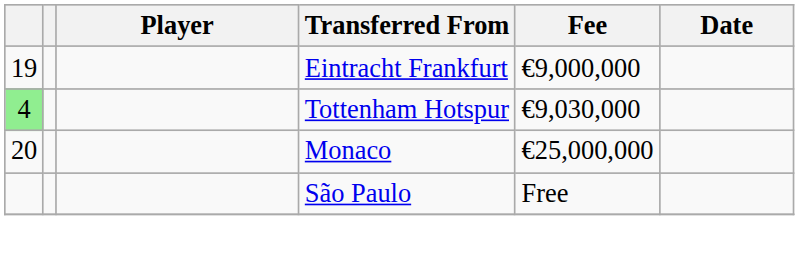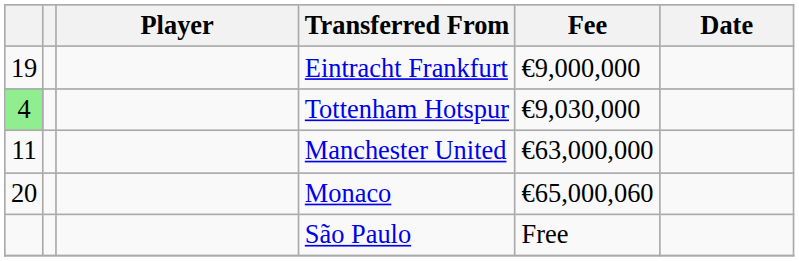+ row: (406, 151)
(588, 151) €25,000,000 -> (588, 192) €65,000,060
